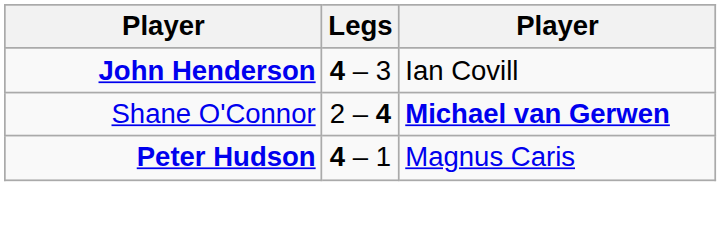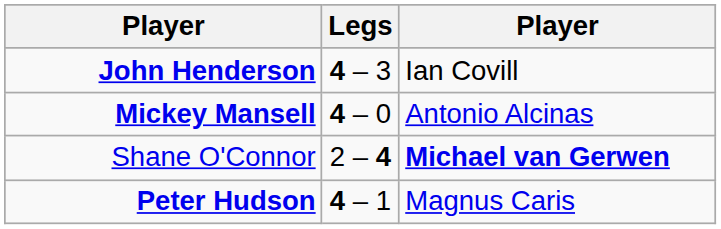+ row: (215, 113)
